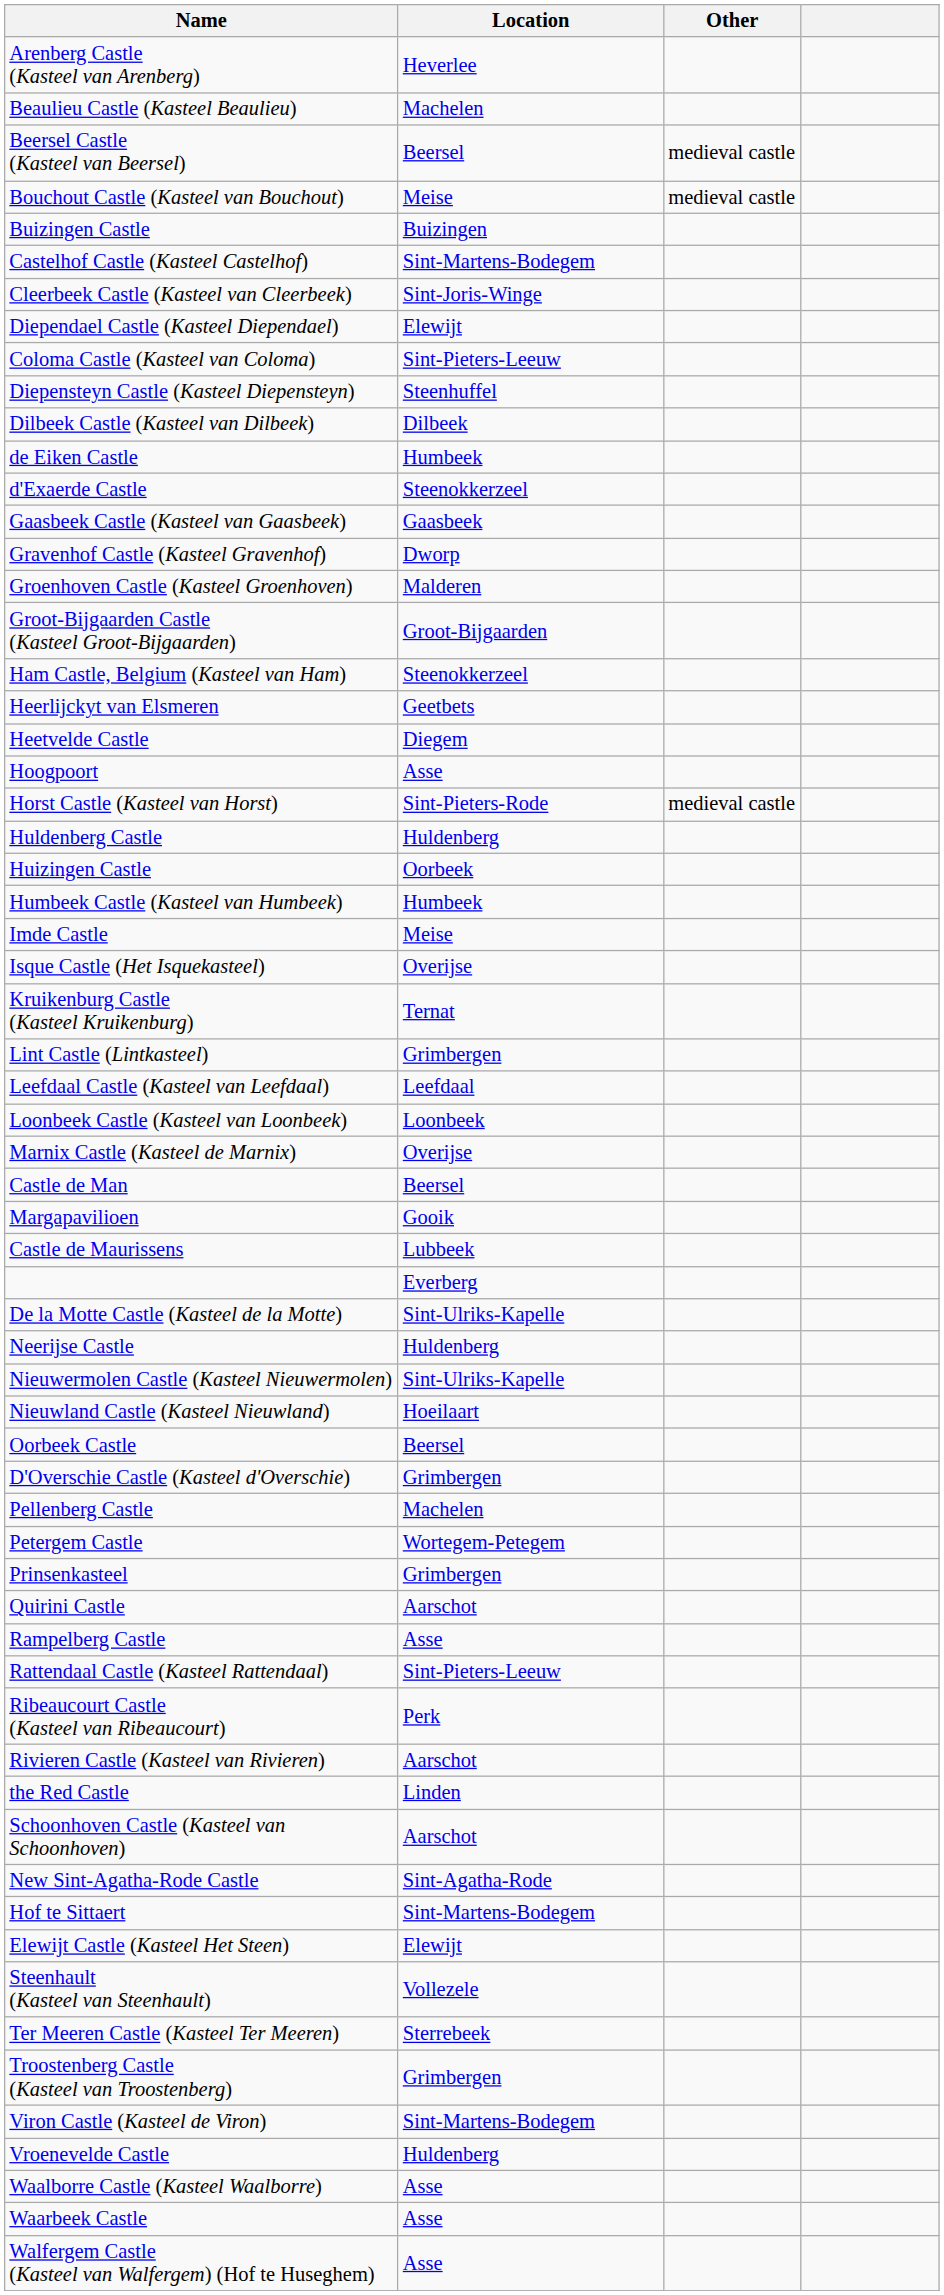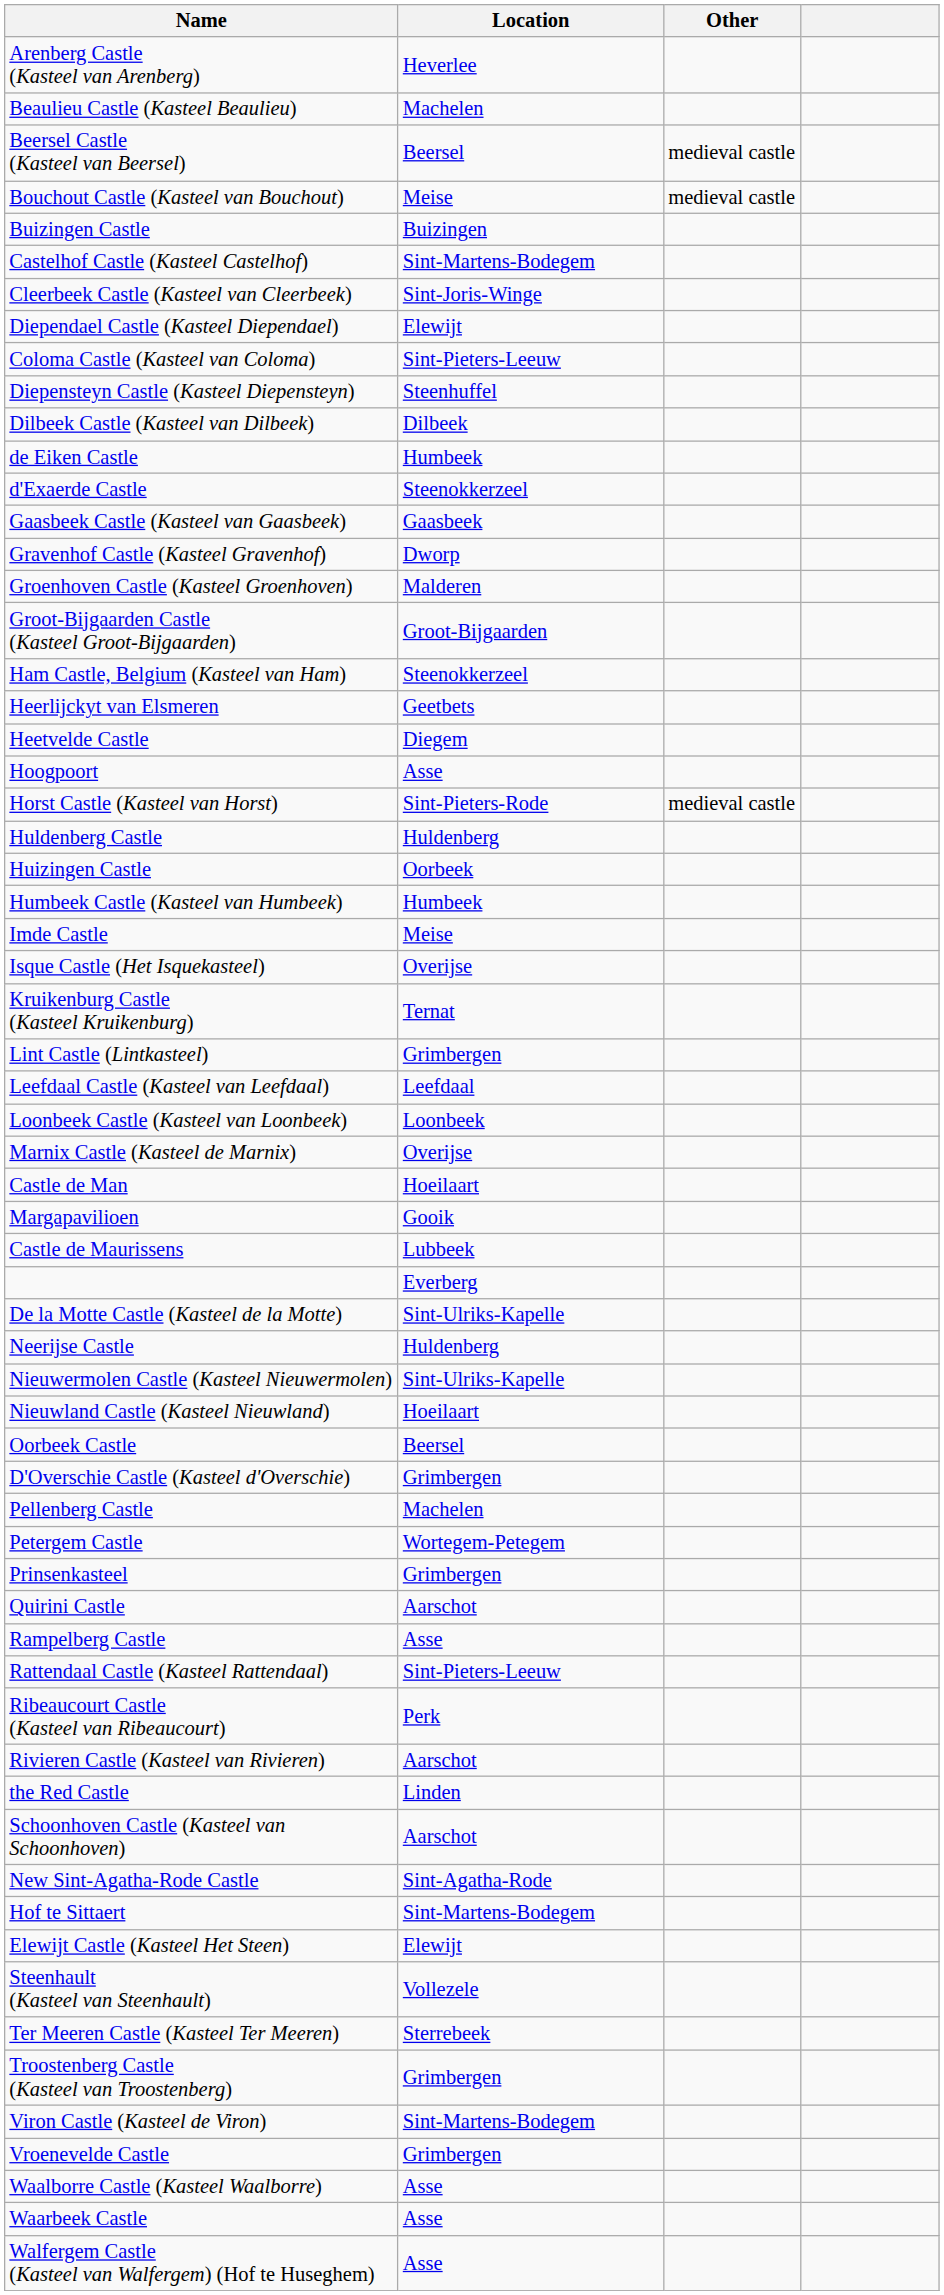(434, 1184) Beersel -> (441, 1184) Hoeilaart
(451, 2153) Huldenberg -> (452, 2153) Grimbergen
